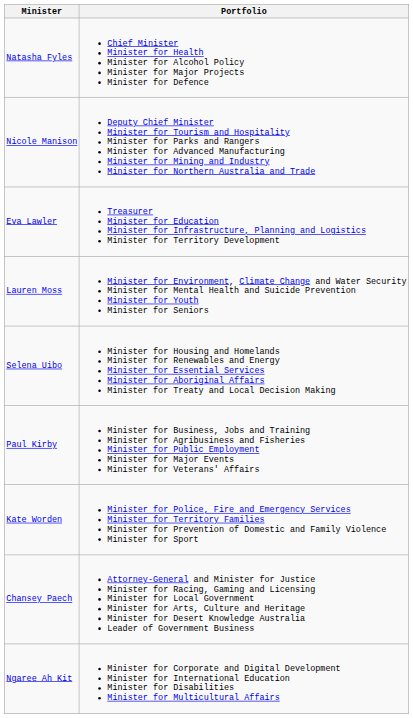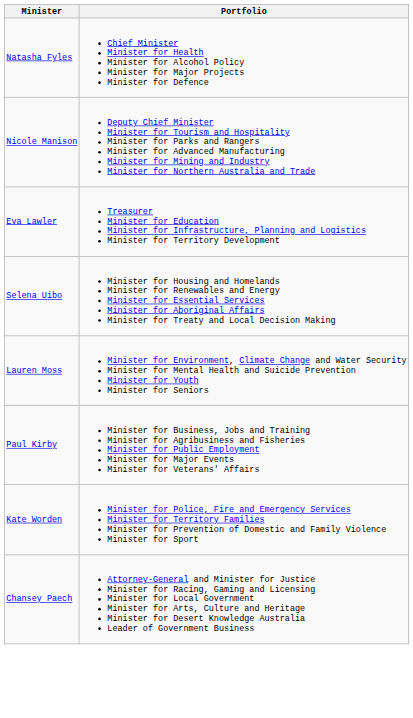rows swapped: (34, 291) <-> (34, 366)
- row: (39, 679)
